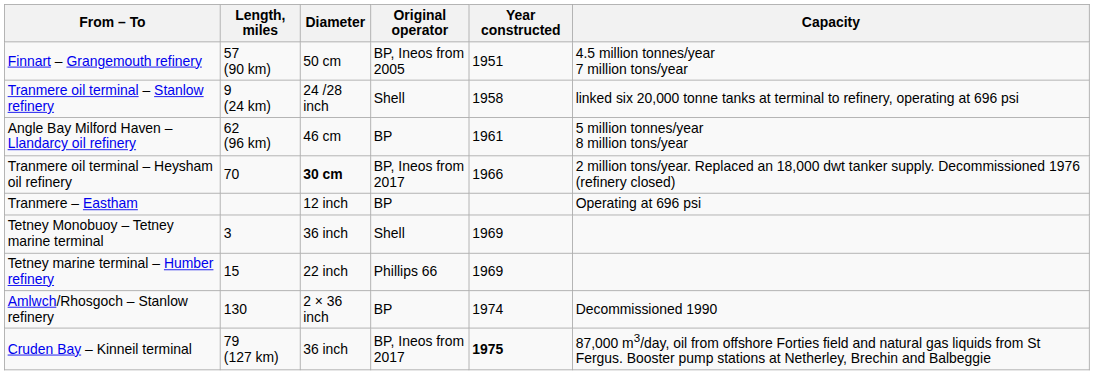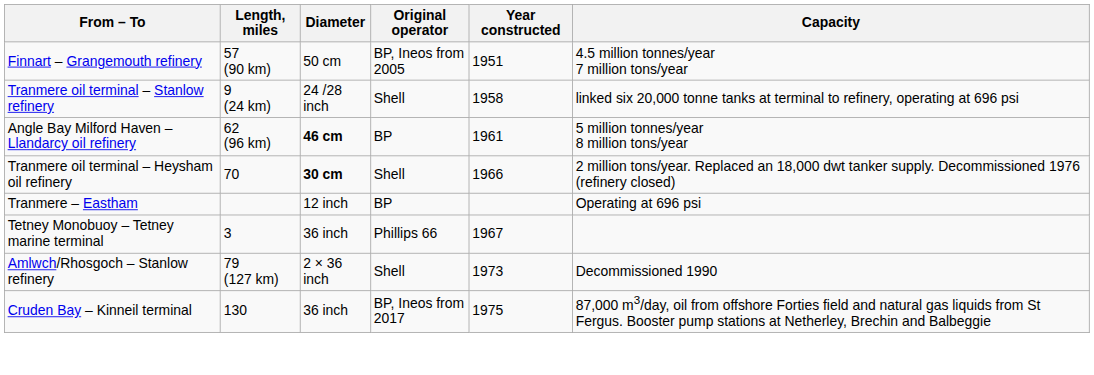(322, 136) normal -> (323, 136) bold
(419, 174) BP, Ineos from 2017 -> (389, 174) Shell
(389, 234) Shell -> (406, 234) Phillips 66
(488, 234) 1969 -> (488, 234) 1967
- row: (111, 271)
(235, 309) 130 -> (251, 271) 79 (127 km)
(383, 309) BP -> (389, 271) Shell
(488, 309) 1974 -> (488, 271) 1973
(251, 349) 79 (127 km) -> (235, 311) 130
(488, 349) bold -> (488, 311) normal
